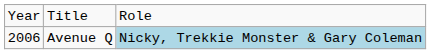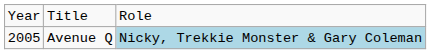(24, 38) 2006 -> (24, 38) 2005
